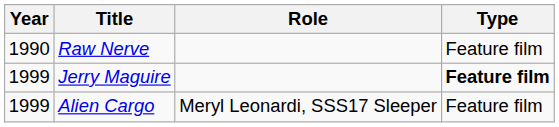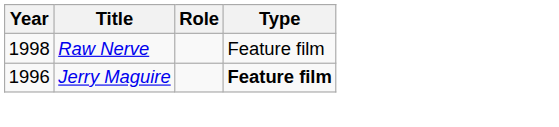(29, 48) 1990 -> (29, 48) 1998
(29, 77) 1999 -> (29, 77) 1996
- row: (106, 106)
